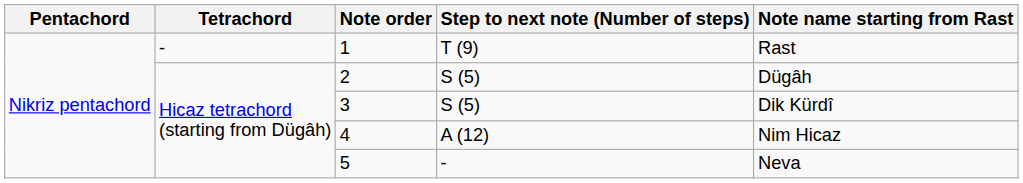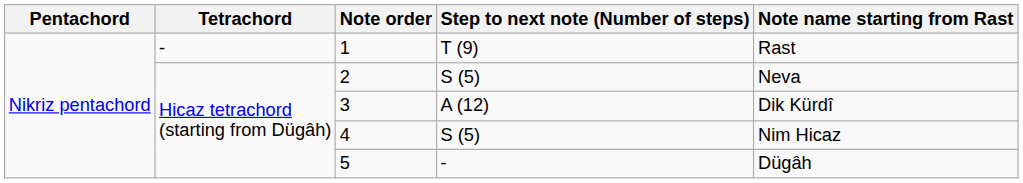(785, 76) Dügâh -> (779, 76) Neva
(460, 105) S (5) -> (465, 105) A (12)
(465, 134) A (12) -> (460, 134) S (5)
(779, 163) Neva -> (785, 163) Dügâh
